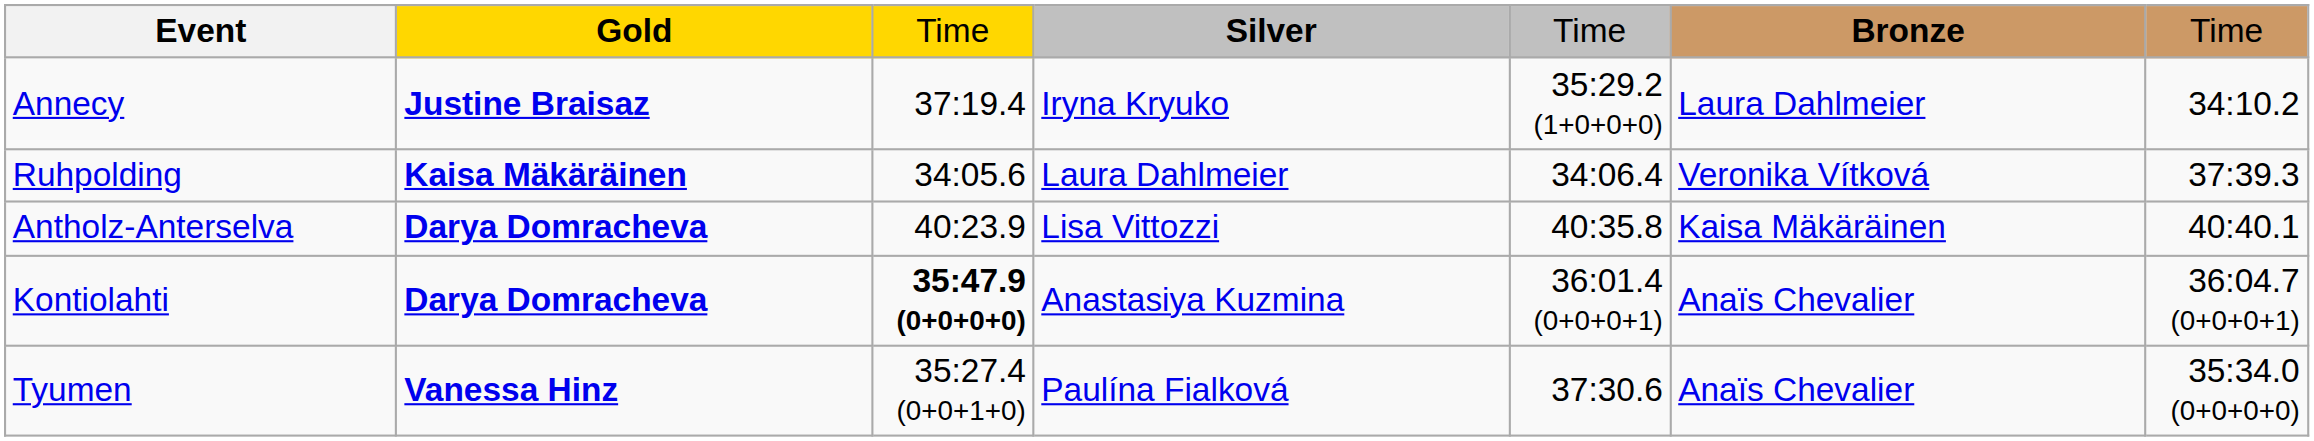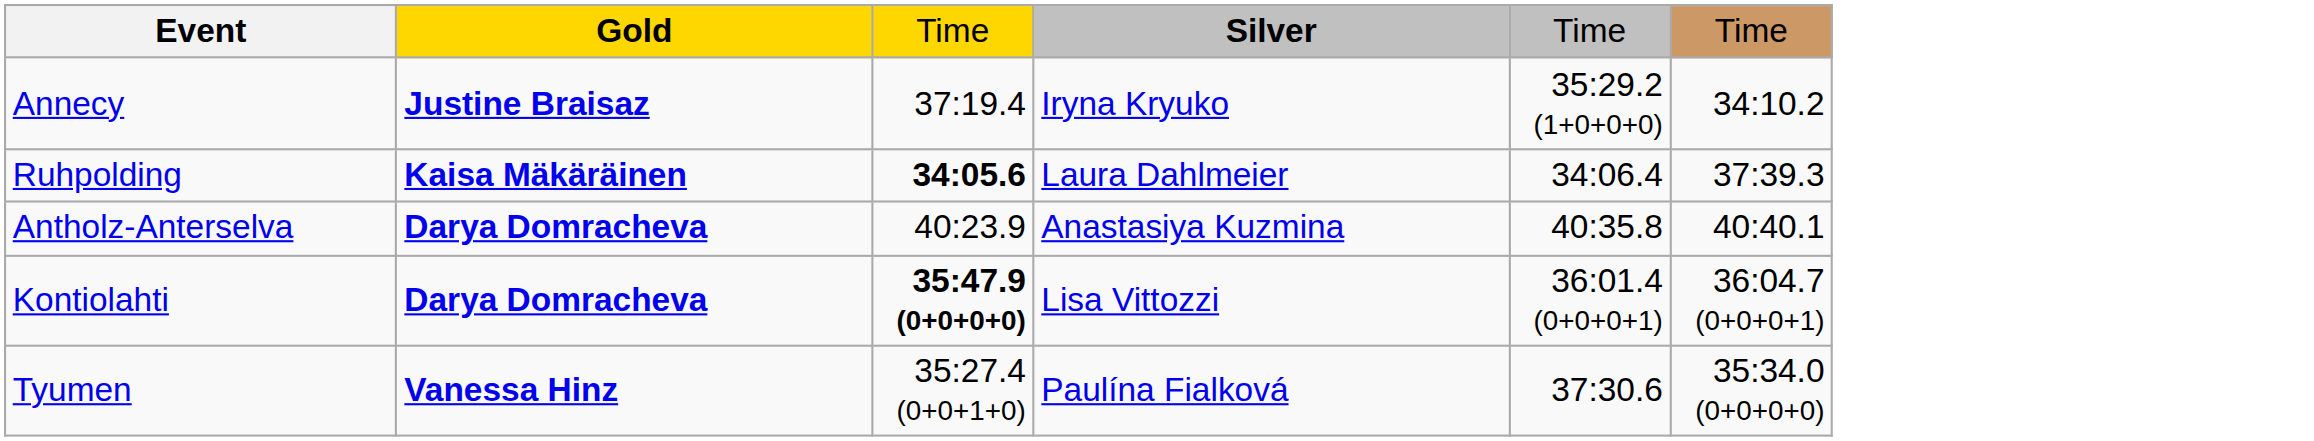- column: (1908, 31)
(970, 174) normal -> (969, 174) bold
(1130, 227) Lisa Vittozzi -> (1193, 227) Anastasiya Kuzmina
(1193, 299) Anastasiya Kuzmina -> (1130, 299) Lisa Vittozzi
